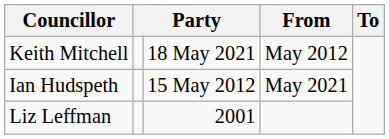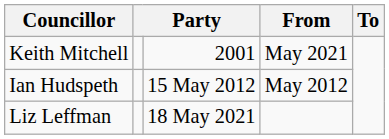(201, 52) 18 May 2021 -> (235, 52) 2001
(306, 52) May 2012 -> (306, 52) May 2021
(306, 85) May 2021 -> (306, 85) May 2012
(235, 117) 2001 -> (201, 117) 18 May 2021
